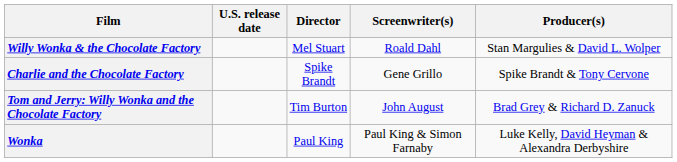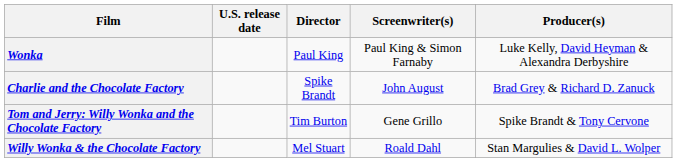rows swapped: (104, 47) <-> (25, 140)
(413, 74) Gene Grillo -> (413, 87) John August
(574, 74) Spike Brandt & Tony Cervone -> (574, 87) Brad Grey & Richard D. Zanuck
(413, 107) John August -> (413, 121) Gene Grillo
(574, 107) Brad Grey & Richard D. Zanuck -> (574, 121) Spike Brandt & Tony Cervone
